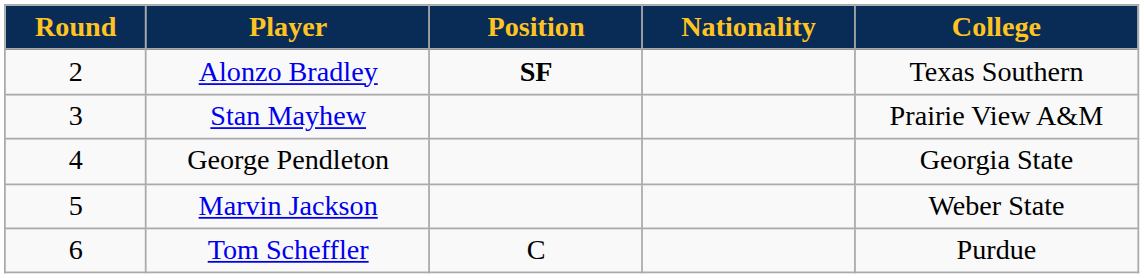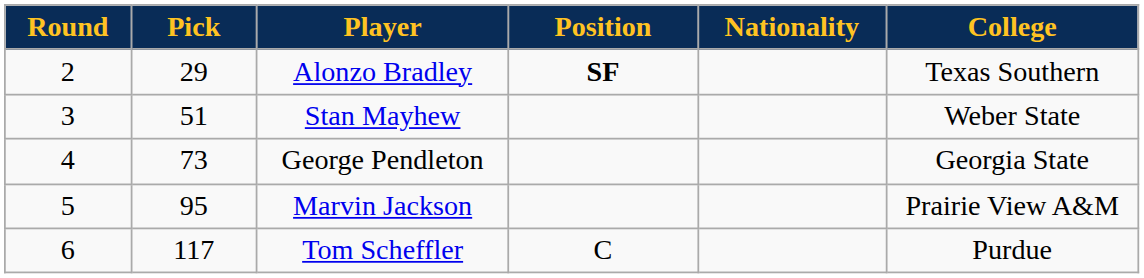+ column: (194, 26)
(996, 116) Prairie View A&M -> (1012, 116) Weber State
(996, 205) Weber State -> (1012, 205) Prairie View A&M
